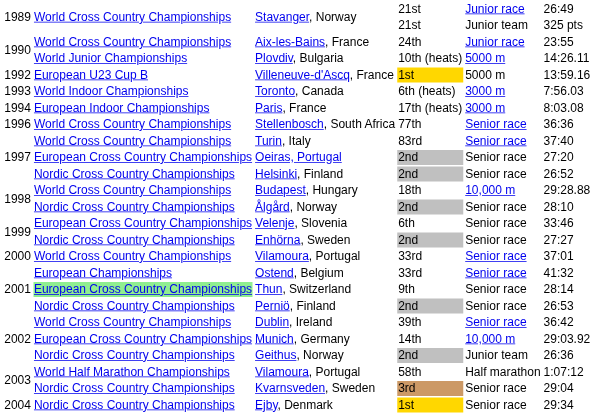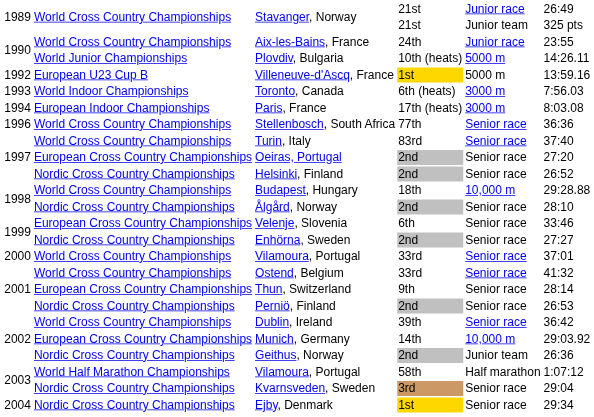(103, 273) European Championships -> (133, 273) World Cross Country Championships
(143, 289) lightgreen background -> (143, 289) no background
